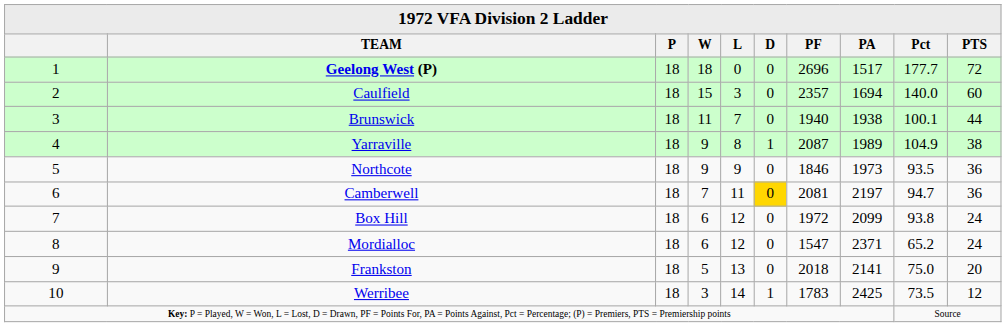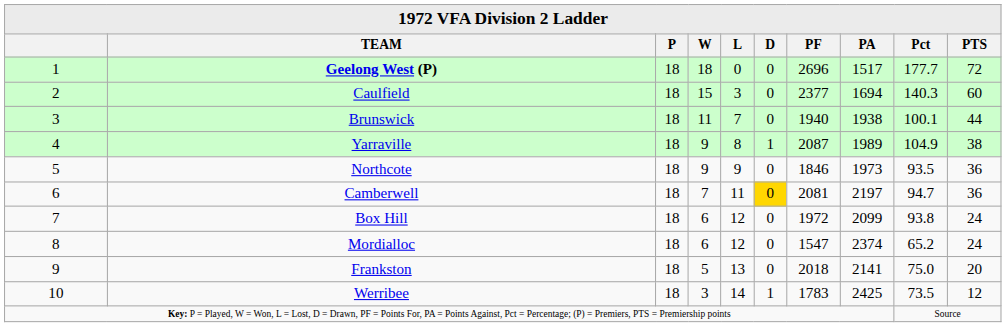(813, 94) 2357 -> (813, 94) 2377
(921, 94) 140.0 -> (921, 94) 140.3
(867, 244) 2371 -> (867, 244) 2374
